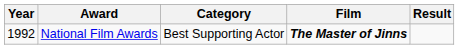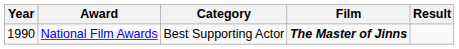(21, 34) 1992 -> (21, 34) 1990
